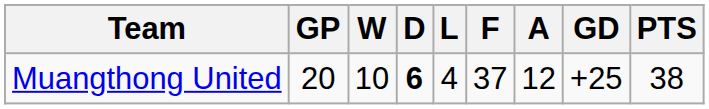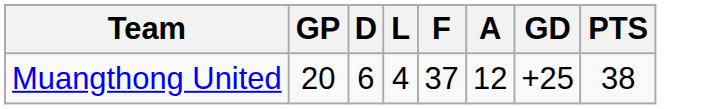- column: (372, 28)
(414, 77) bold -> (366, 77) normal
